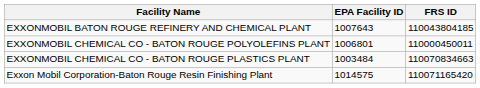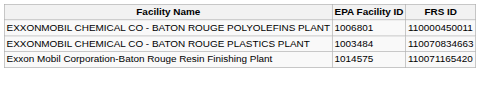- row: (159, 28)
